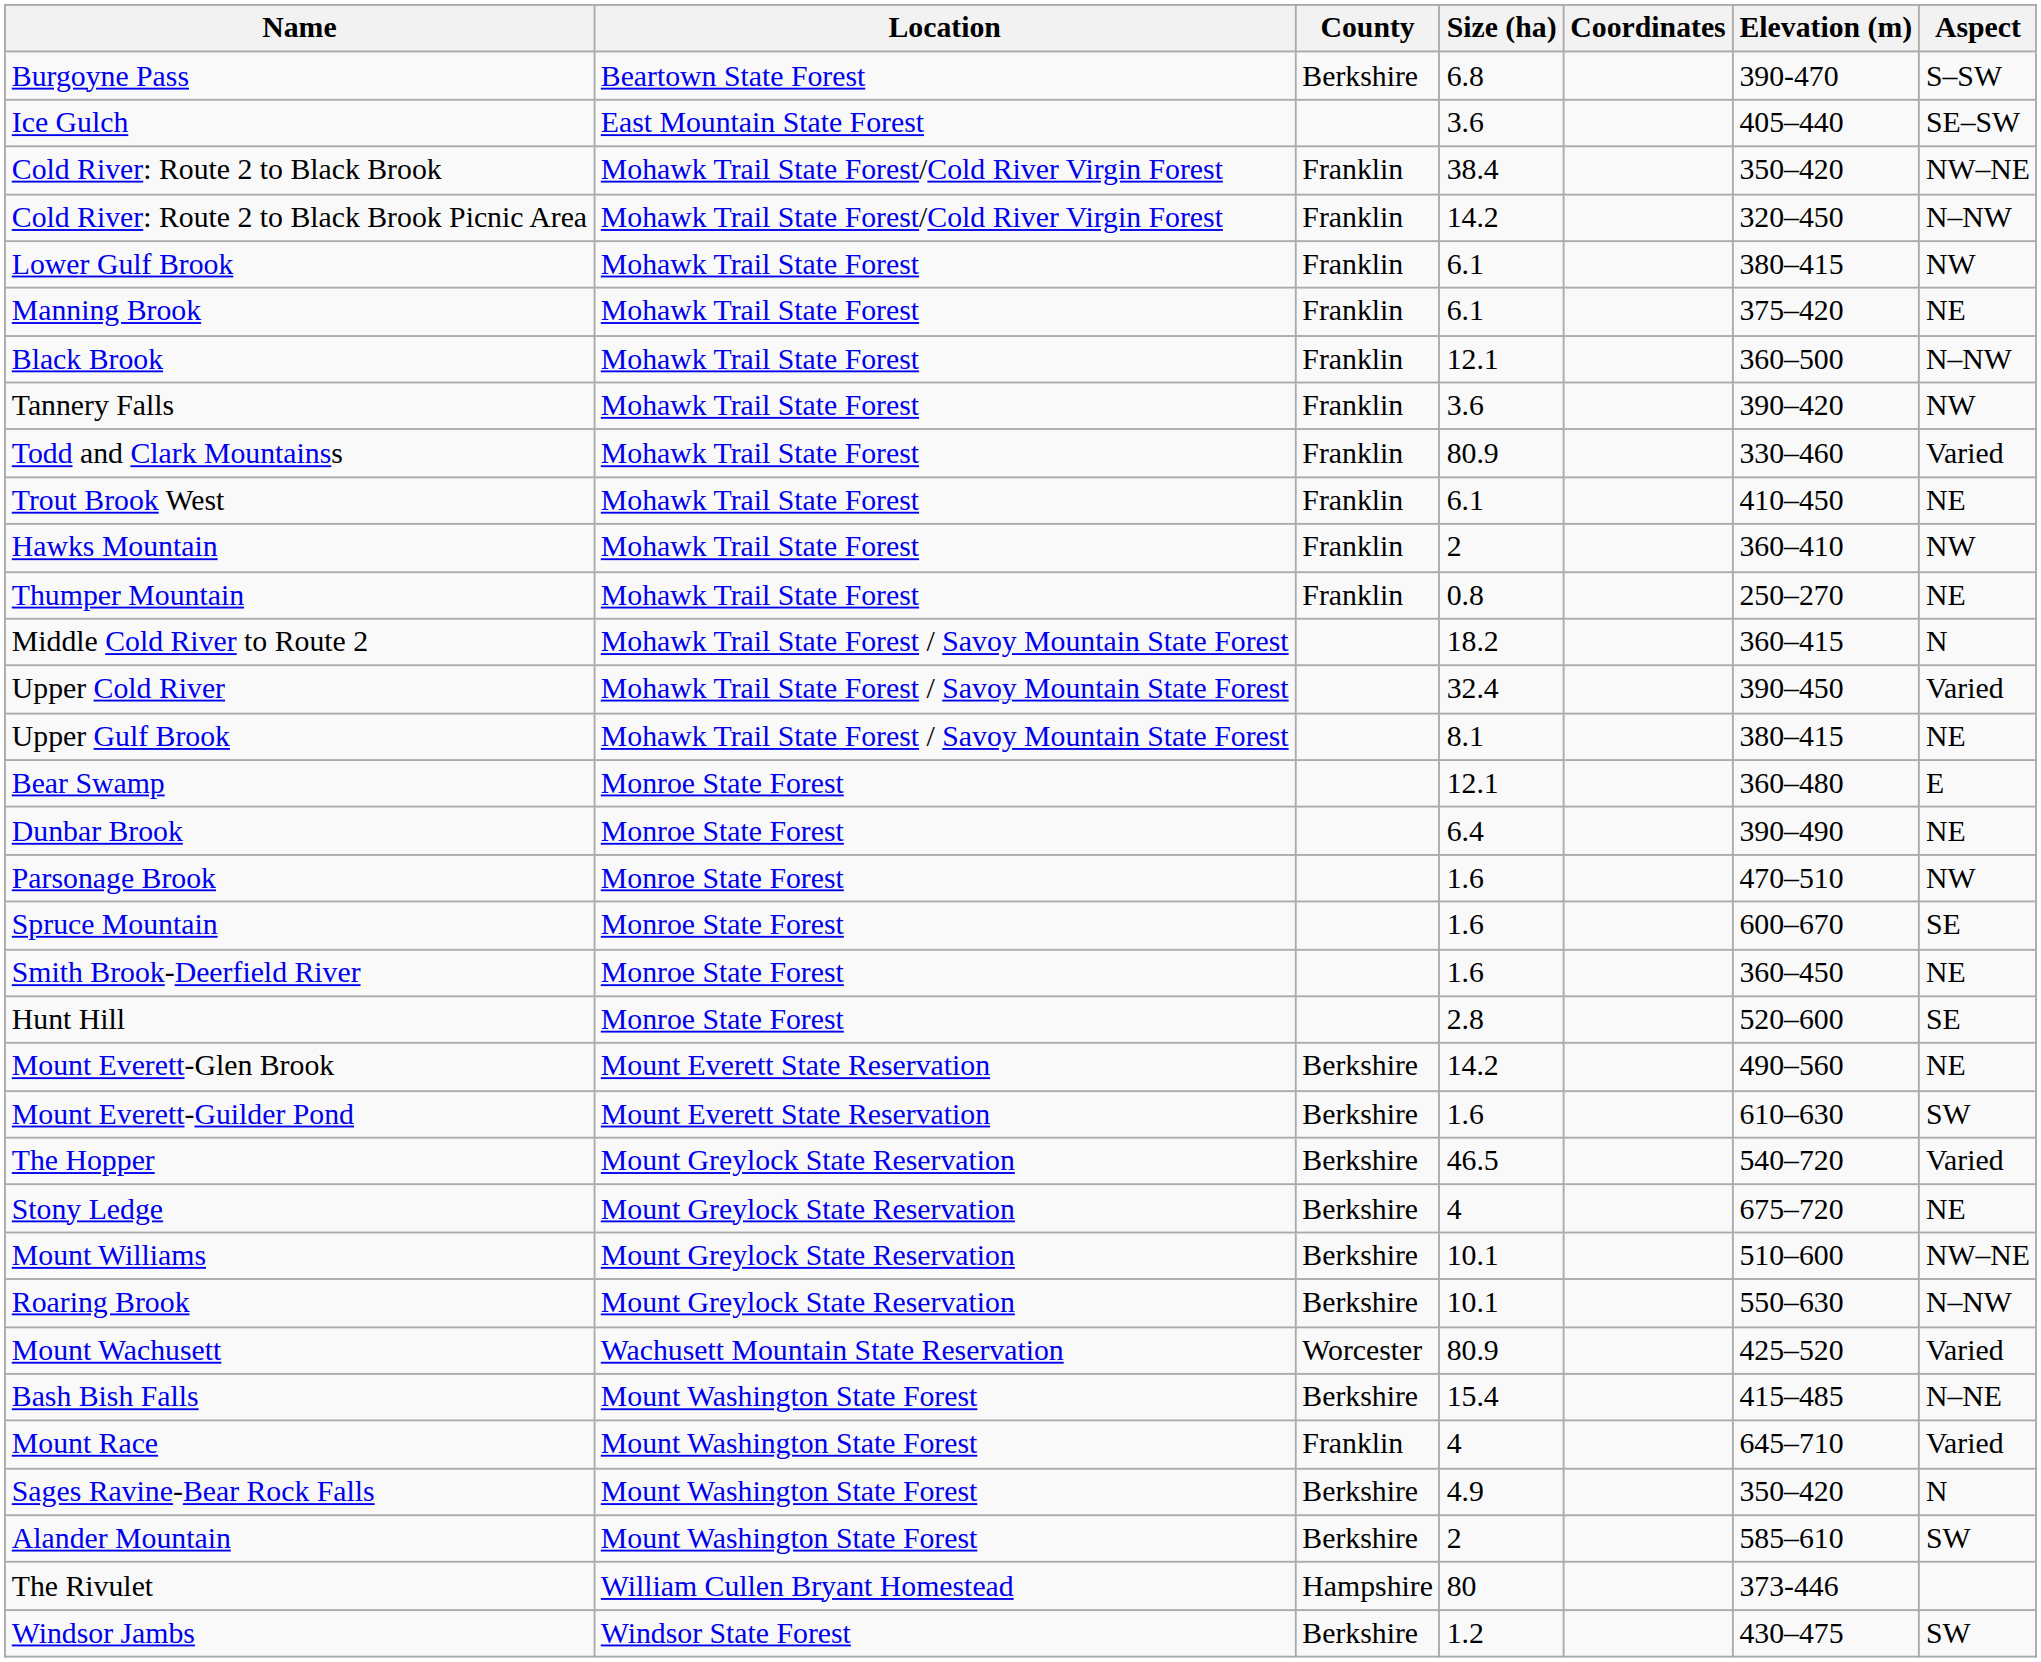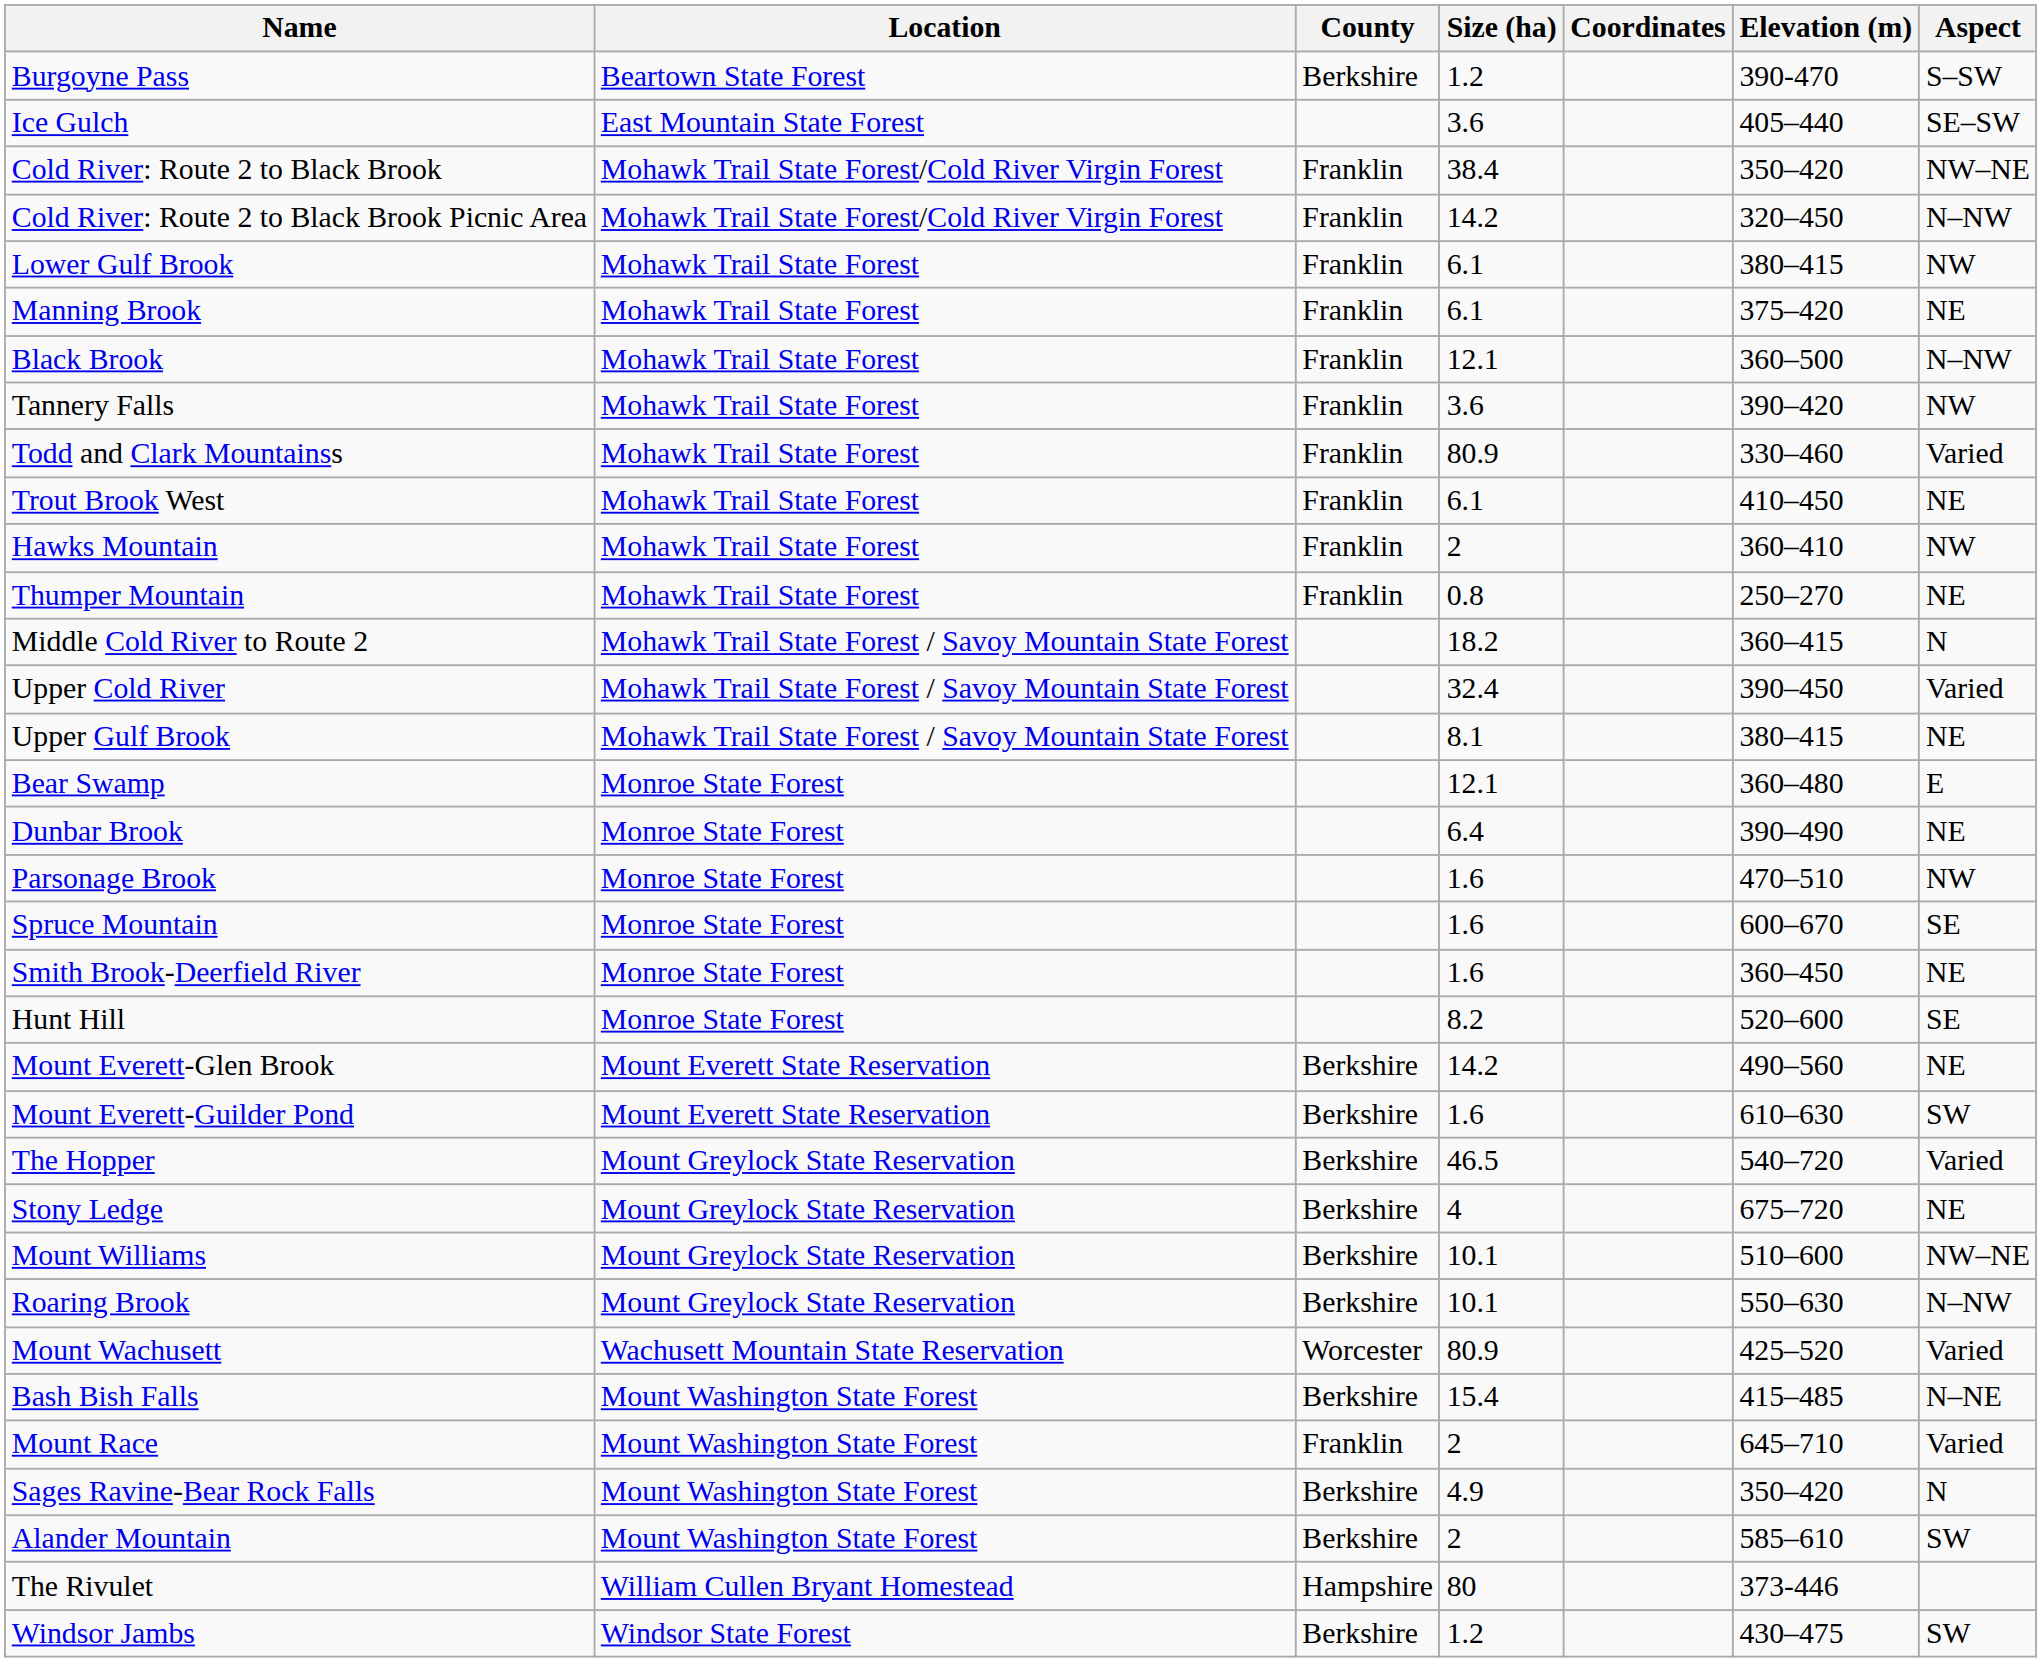(1465, 75) 6.8 -> (1465, 75) 1.2
(1465, 1019) 2.8 -> (1465, 1019) 8.2
(1454, 1444) 4 -> (1454, 1444) 2
